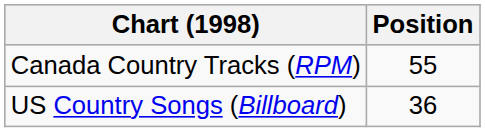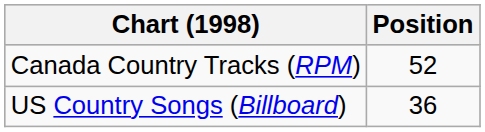(423, 65) 55 -> (423, 65) 52
